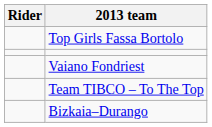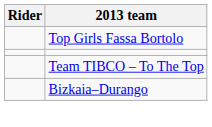- row: (96, 66)
